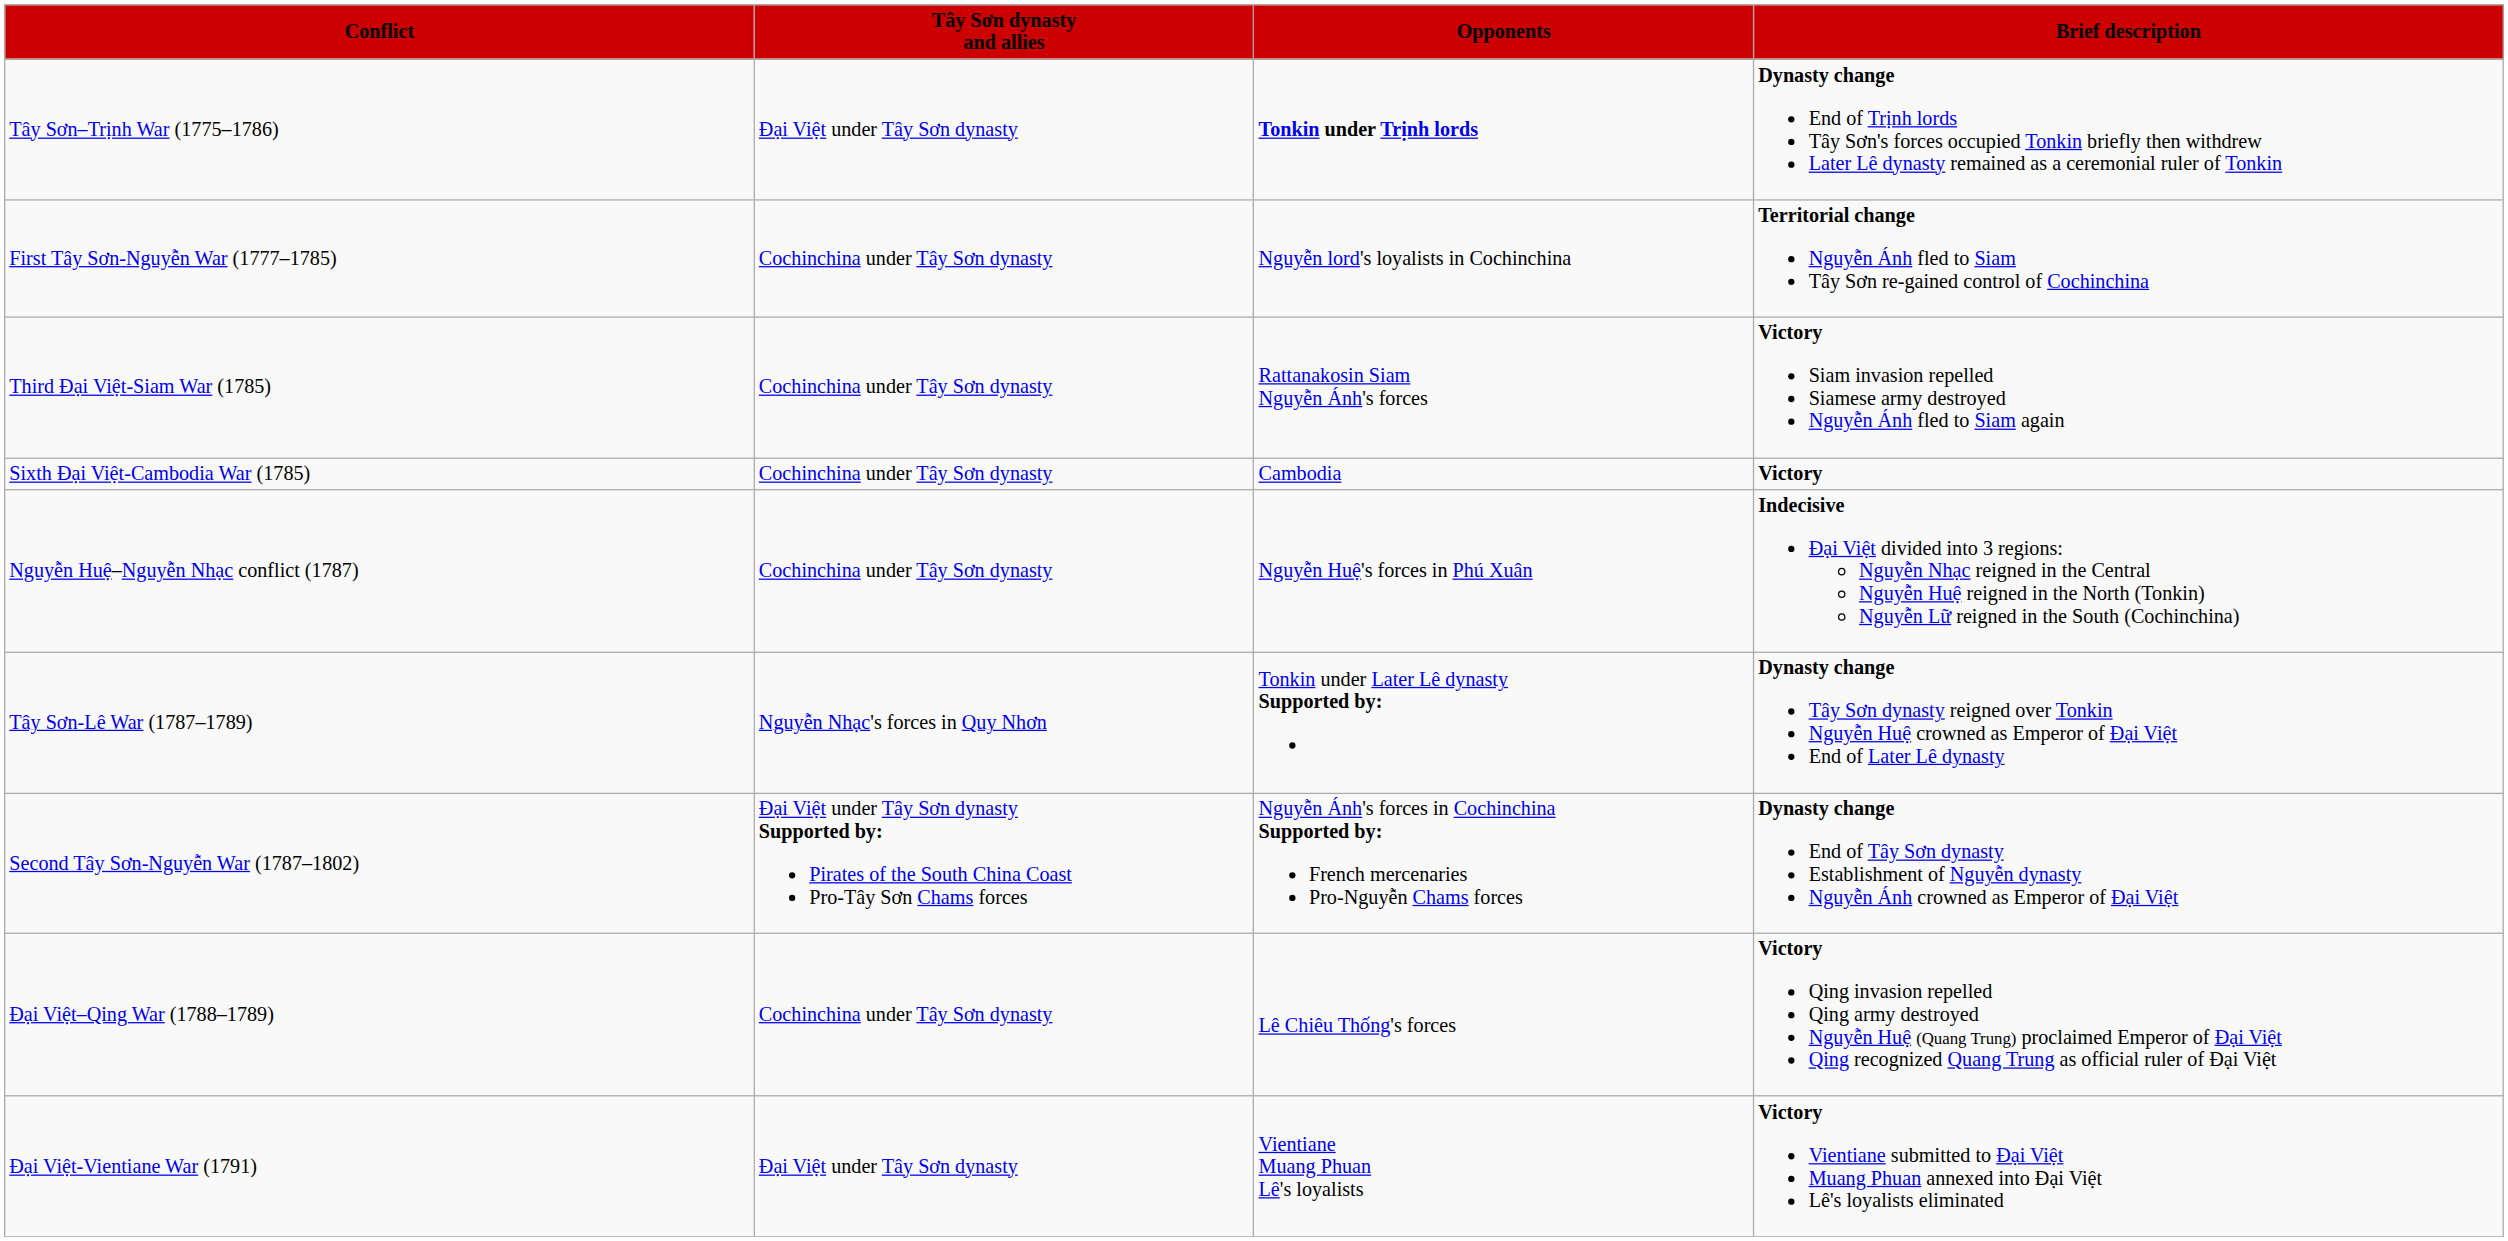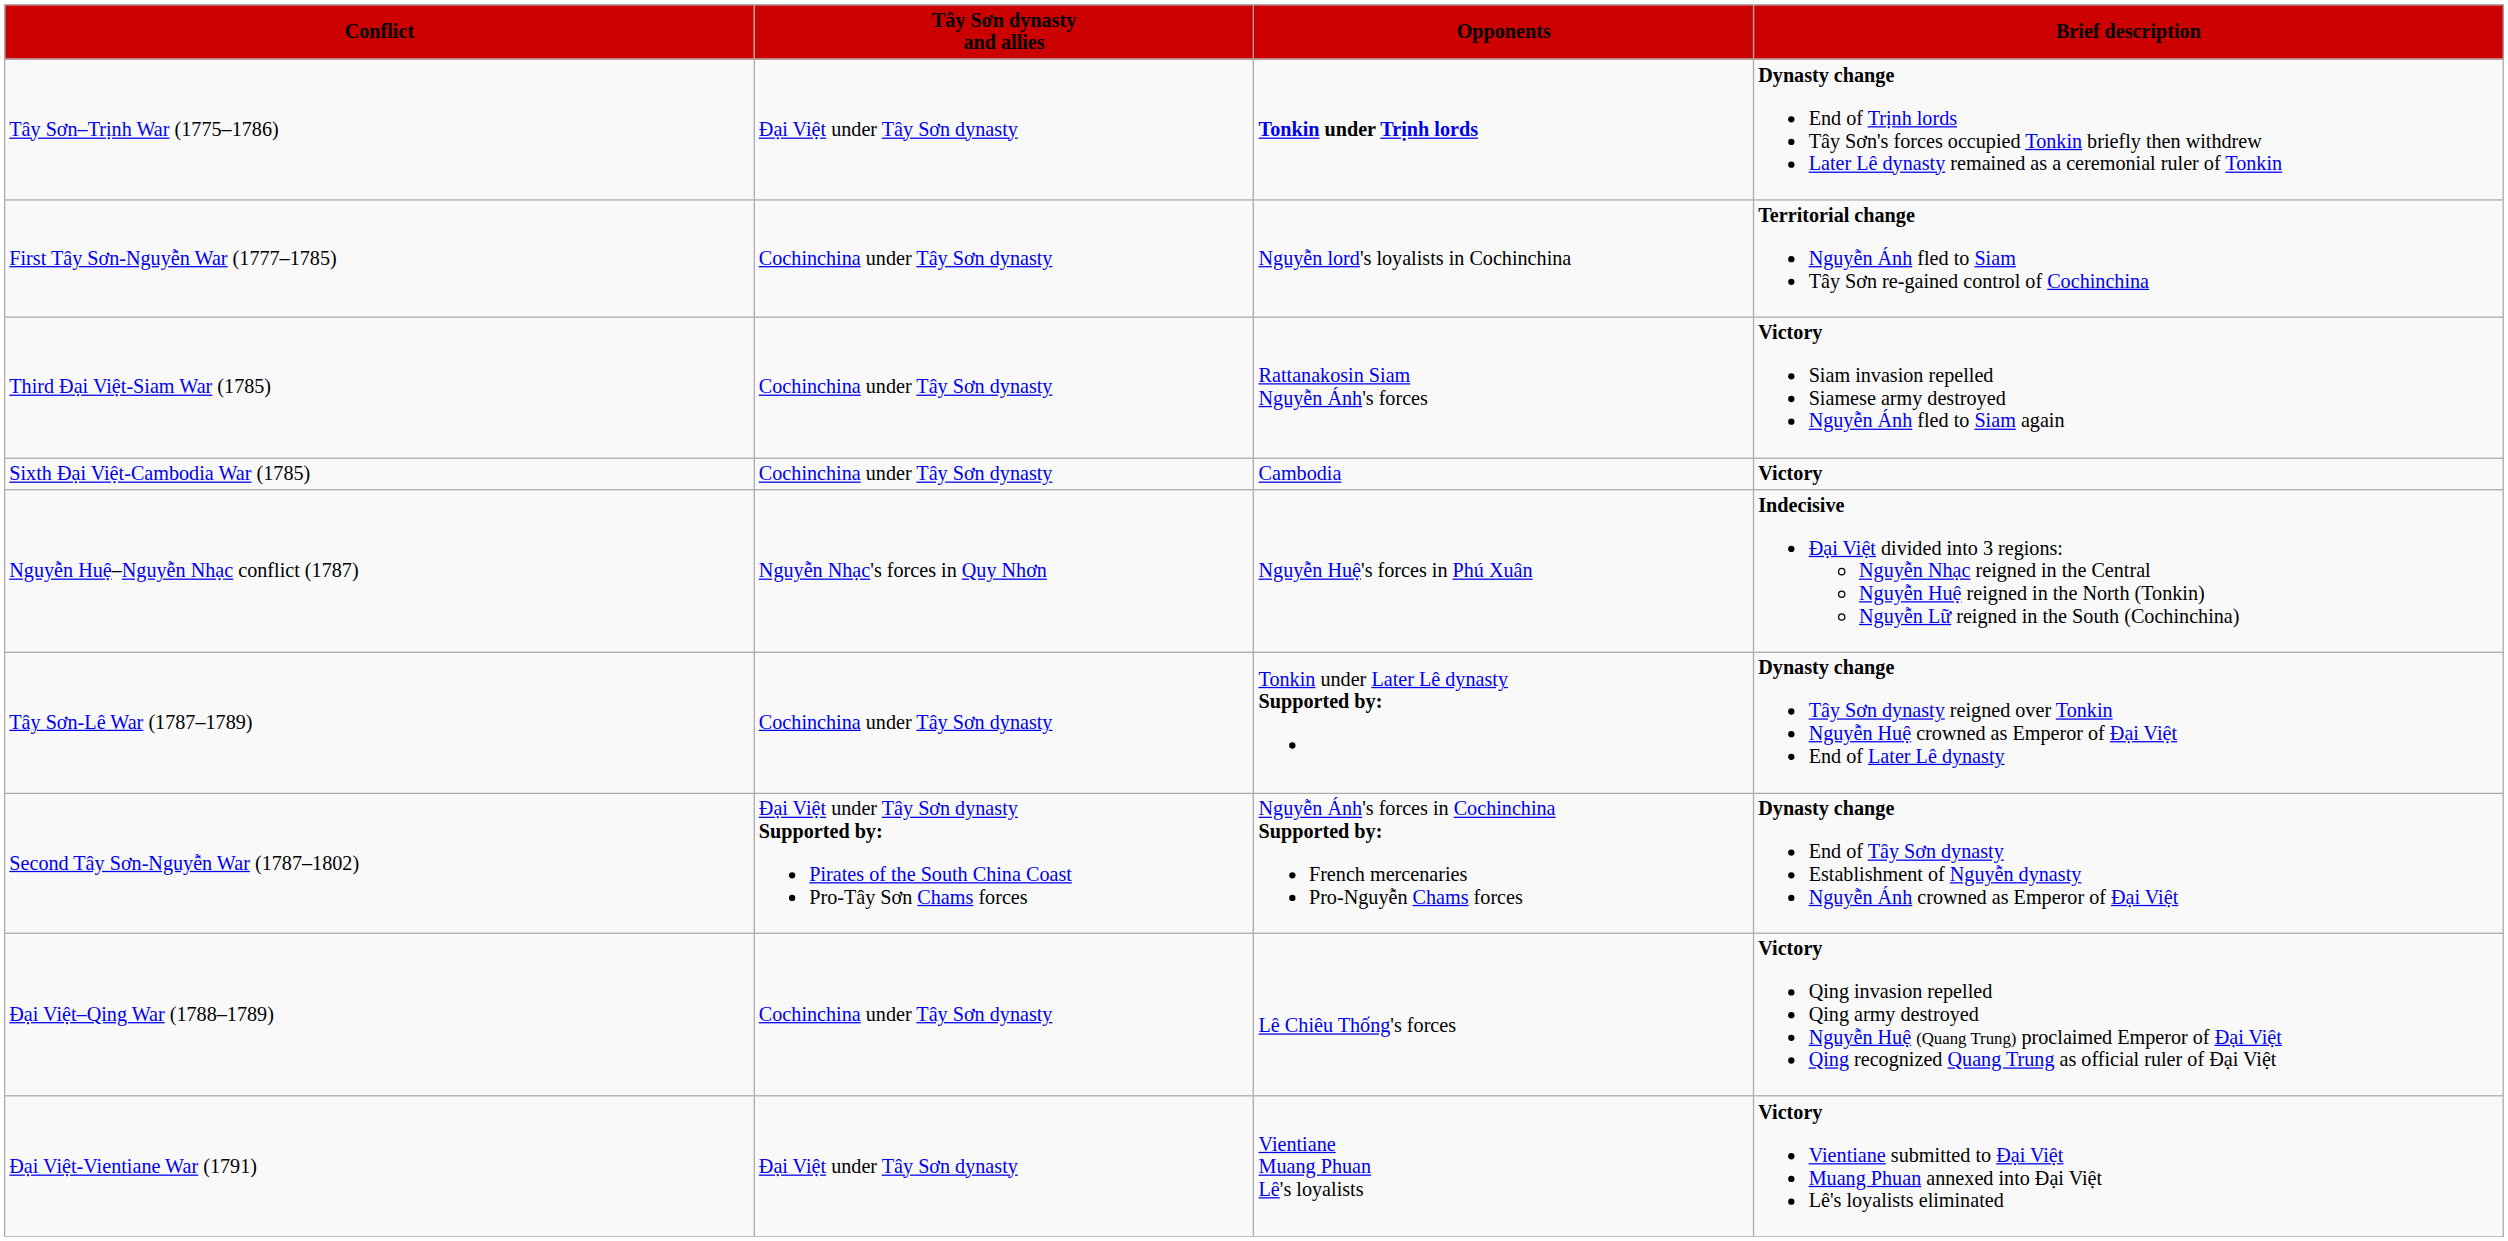(906, 570) Cochinchina under Tây Sơn dynasty -> (903, 570) Nguyễn Nhạc's forces in Quy Nhơn
(903, 722) Nguyễn Nhạc's forces in Quy Nhơn -> (906, 722) Cochinchina under Tây Sơn dynasty
